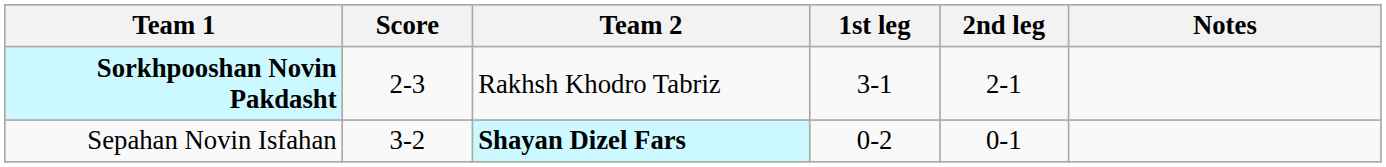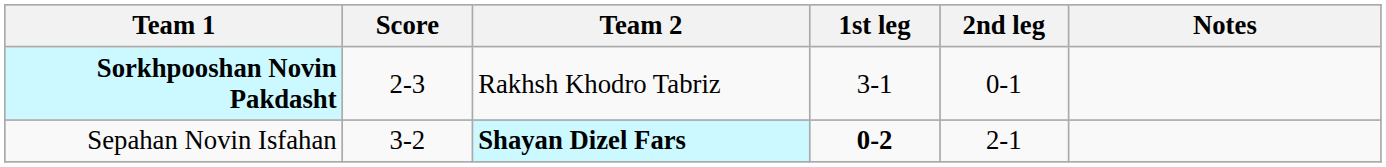(1004, 83) 2-1 -> (1004, 83) 0-1
(875, 140) normal -> (875, 140) bold
(1004, 140) 0-1 -> (1004, 140) 2-1
